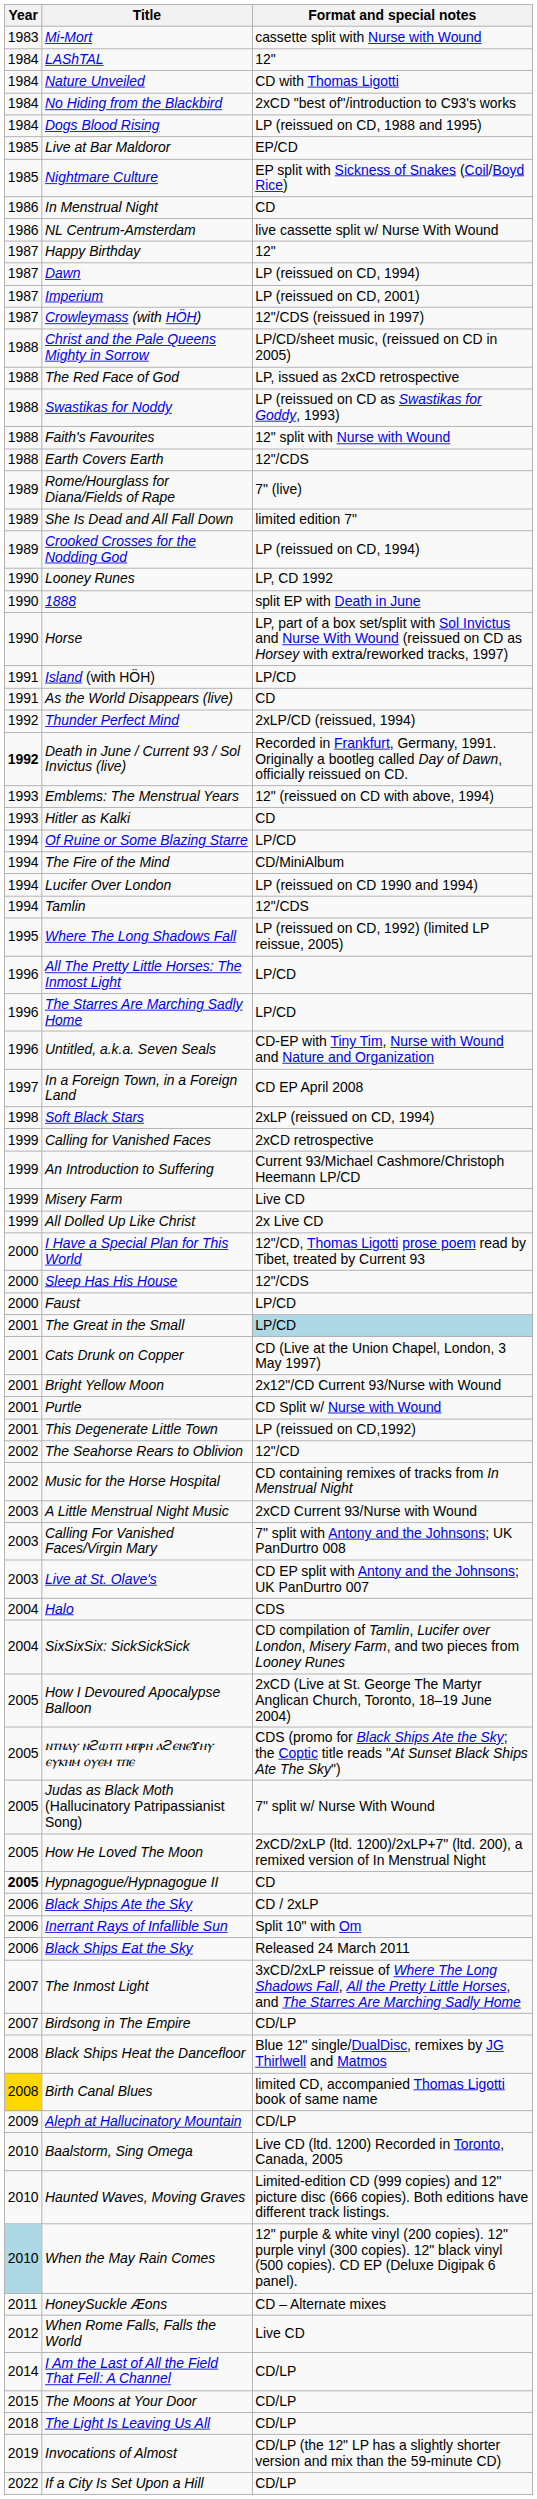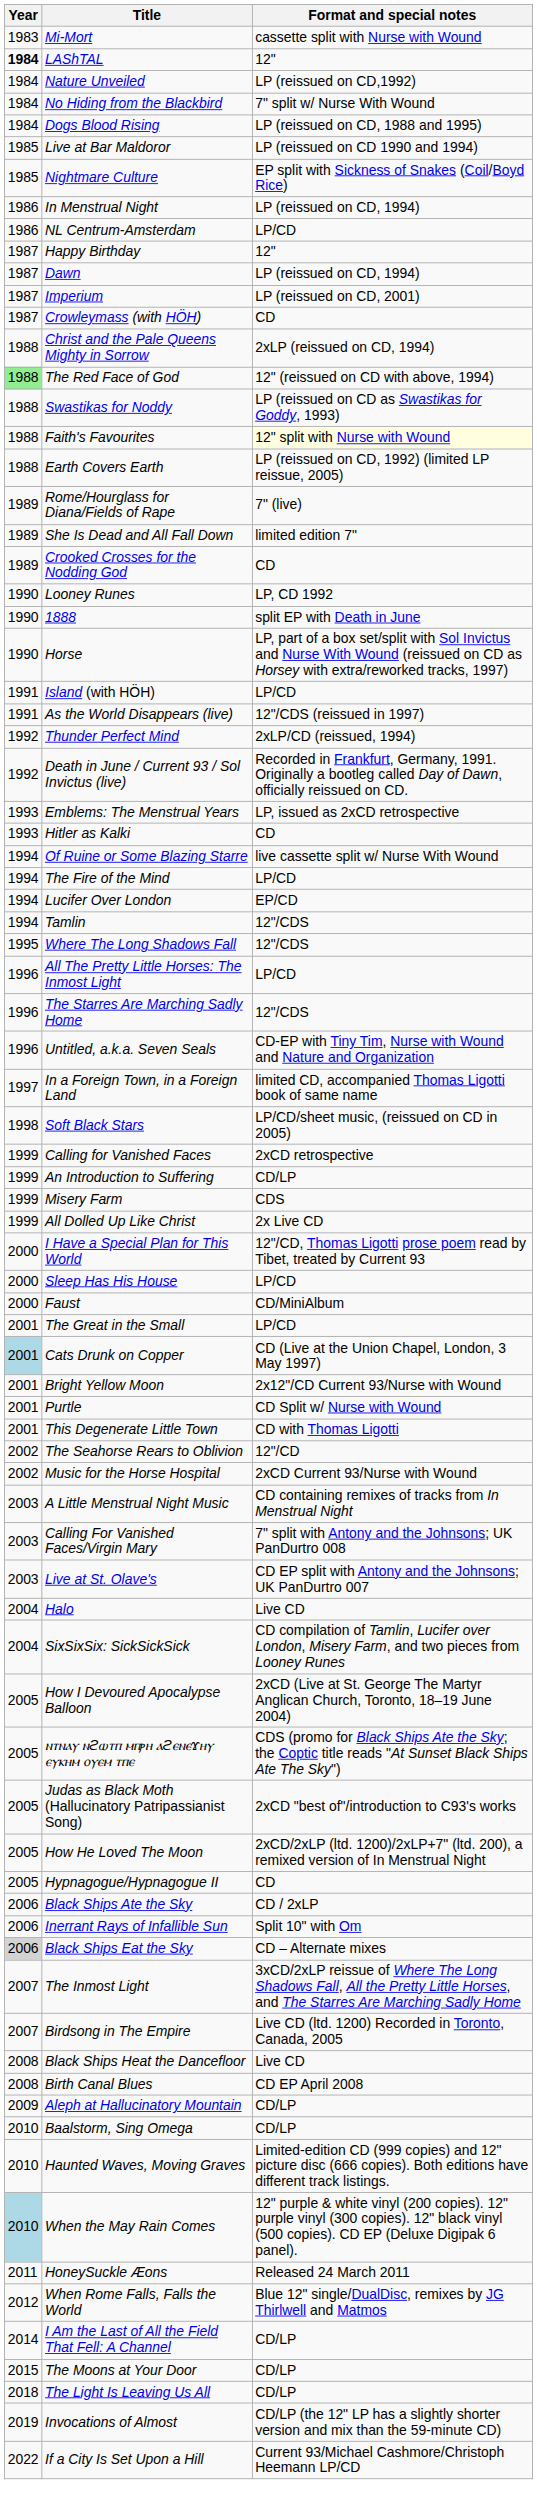(23, 59) normal -> (23, 59) bold
(327, 81) CD with Thomas Ligotti -> (336, 81) LP (reissued on CD,1992)
(386, 103) 2xCD "best of"/introduction to C93's works -> (345, 103) 7" split w/ Nurse With Wound
(276, 147) EP/CD -> (366, 147) LP (reissued on CD 1990 and 1994)
(265, 207) CD -> (337, 207) LP (reissued on CD, 1994)
(377, 229) live cassette split w/ Nurse With Wound -> (276, 229) LP/CD
(340, 318) 12"/CDS (reissued in 1997) -> (265, 318) CD
(376, 348) LP/CD/sheet music, (reissued on CD in 2005) -> (345, 348) 2xLP (reissued on CD, 1994)
(23, 378) no background -> (23, 378) lightgreen background
(357, 378) LP, issued as 2xCD retrospective -> (374, 378) 12" (reissued on CD with above, 1994)
(353, 437) no background -> (353, 437) lightyellow background
(282, 459) 12"/CDS -> (372, 467) LP (reissued on CD, 1992) (limited LP reissue, 2005)
(337, 549) LP (reissued on CD, 1994) -> (265, 565) CD
(265, 699) CD -> (340, 714) 12"/CDS (reissued in 1997)
(23, 758) bold -> (23, 774) normal
(374, 796) 12" (reissued on CD with above, 1994) -> (357, 812) LP, issued as 2xCD retrospective
(276, 840) LP/CD -> (377, 856) live cassette split w/ Nurse With Wound
(300, 862) CD/MiniAlbum -> (276, 878) LP/CD
(366, 884) LP (reissued on CD 1990 and 1994) -> (276, 900) EP/CD
(372, 936) LP (reissued on CD, 1992) (limited LP reissue, 2005) -> (282, 944) 12"/CDS
(276, 1012) LP/CD -> (282, 1012) 12"/CDS
(309, 1087) CD EP April 2008 -> (380, 1087) limited CD, accompanied Thomas Ligotti book of same name
(345, 1117) 2xLP (reissued on CD, 1994) -> (376, 1125) LP/CD/sheet music, (reissued on CD in 2005)
(380, 1169) Current 93/Michael Cashmore/Christoph Heemann LP/CD -> (276, 1177) CD/LP
(280, 1199) Live CD -> (270, 1199) CDS
(282, 1281) 12"/CDS -> (276, 1281) LP/CD
(276, 1303) LP/CD -> (300, 1303) CD/MiniAlbum
(276, 1325) lightblue background -> (276, 1325) no background
(23, 1355) no background -> (23, 1355) lightblue background
(336, 1429) LP (reissued on CD,1992) -> (327, 1429) CD with Thomas Ligotti
(377, 1481) CD containing remixes of tracks from In Menstrual Night -> (366, 1473) 2xCD Current 93/Nurse with Wound
(366, 1511) 2xCD Current 93/Nurse with Wound -> (377, 1503) CD containing remixes of tracks from In Menstrual Night
(270, 1609) CDS -> (280, 1609) Live CD
(345, 1807) 7" split w/ Nurse With Wound -> (386, 1807) 2xCD "best of"/introduction to C93's works
(23, 1882) bold -> (23, 1882) normal
(23, 1948) no background -> (23, 1948) lightgrey background
(332, 1948) Released 24 March 2011 -> (321, 1948) CD – Alternate mixes
(276, 2024) CD/LP -> (380, 2032) Live CD (ltd. 1200) Recorded in Toronto, Canada, 2005
(379, 2054) Blue 12" single/DualDisc, remixes by JG Thirlwell and Matmos -> (280, 2061) Live CD
(23, 2091) gold background -> (23, 2084) no background
(380, 2091) limited CD, accompanied Thomas Ligotti book of same name -> (309, 2084) CD EP April 2008
(380, 2151) Live CD (ltd. 1200) Recorded in Toronto, Canada, 2005 -> (276, 2128) CD/LP
(321, 2304) CD – Alternate mixes -> (332, 2272) Released 24 March 2011
(280, 2333) Live CD -> (379, 2302) Blue 12" single/DualDisc, remixes by JG Thirlwell and Matmos
(276, 2483) CD/LP -> (380, 2460) Current 93/Michael Cashmore/Christoph Heemann LP/CD
